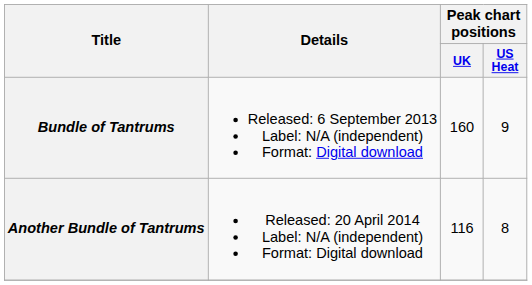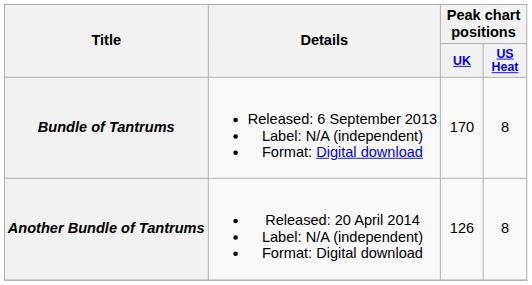(462, 127) 160 -> (462, 127) 170
(505, 127) 9 -> (505, 127) 8
(462, 229) 116 -> (462, 229) 126
